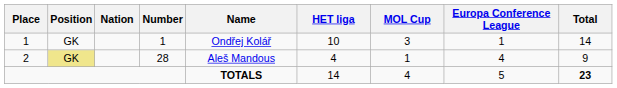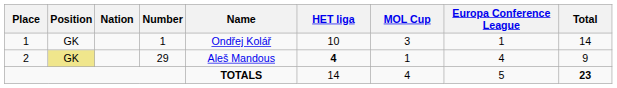(163, 59) 28 -> (163, 59) 29
(333, 59) normal -> (333, 59) bold
